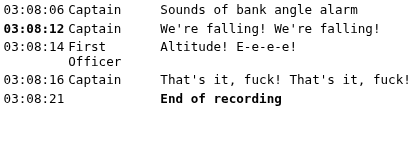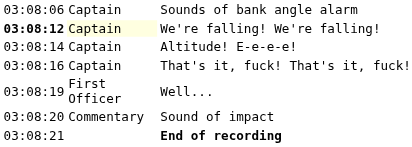(95, 28) no background -> (95, 28) lightyellow background
(95, 54) First Officer -> (95, 47) Captain
+ row: (187, 91)
+ row: (217, 117)
